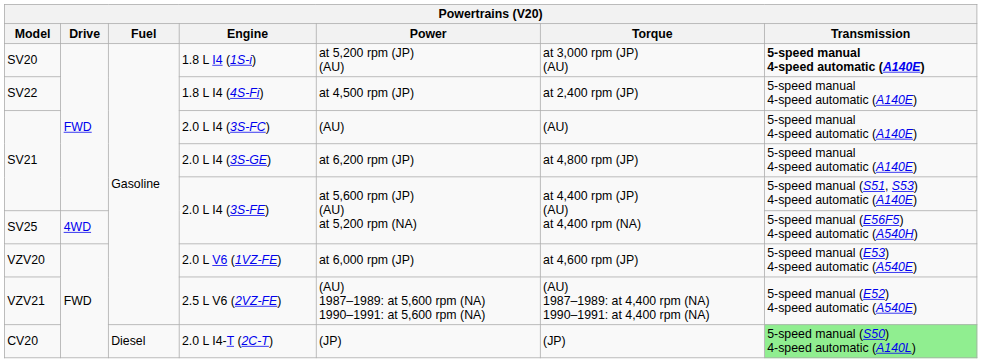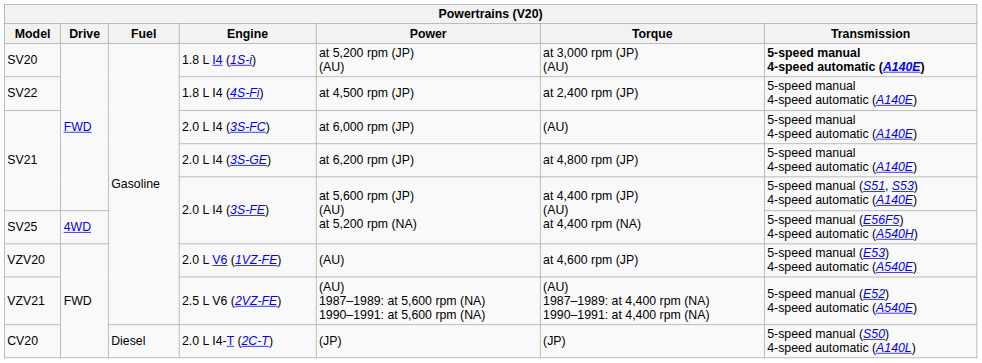(332, 127) (AU) -> (367, 127) at 6,000 rpm (JP)
(367, 260) at 6,000 rpm (JP) -> (332, 260) (AU)
(842, 341) lightgreen background -> (842, 341) no background
